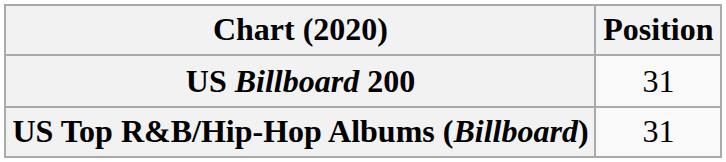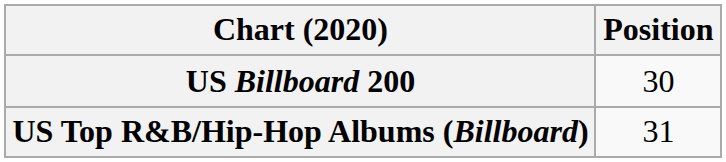(658, 80) 31 -> (658, 80) 30
